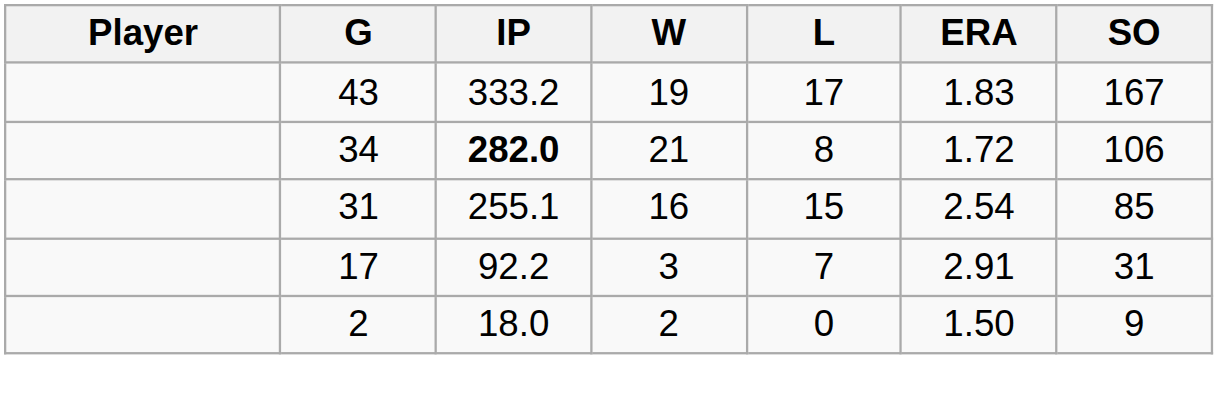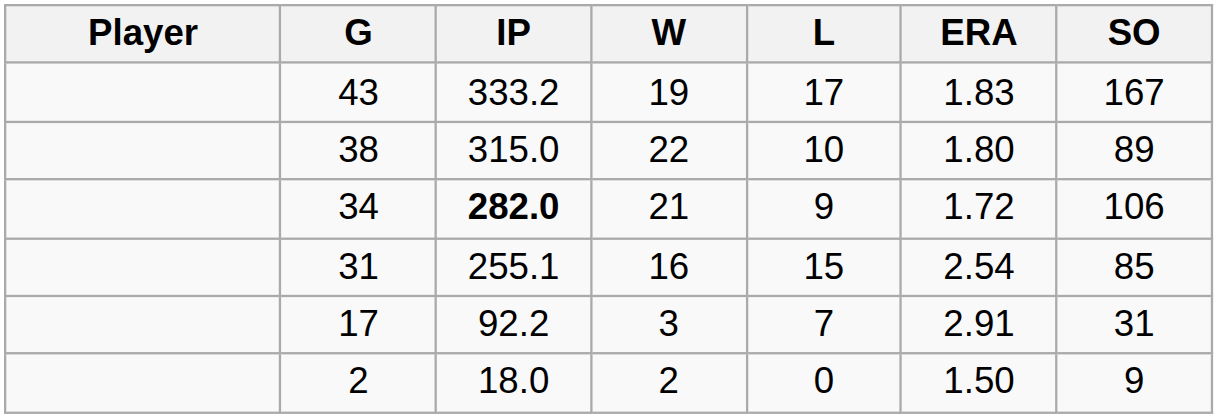+ row: (359, 149)
(824, 149) 8 -> (824, 207) 9
